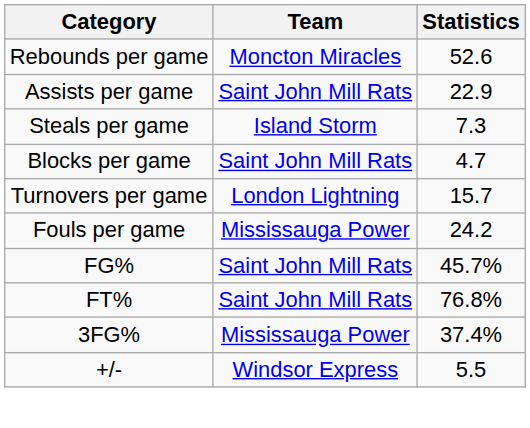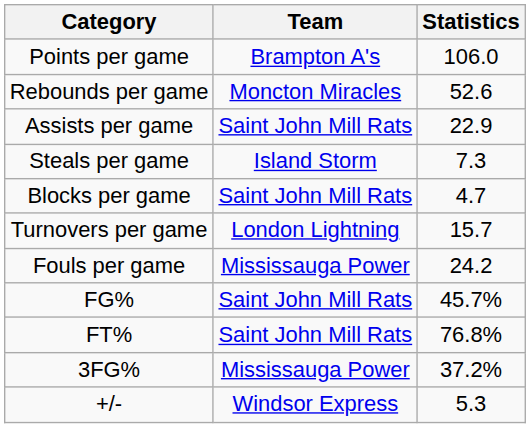+ row: (109, 56)
(471, 334) 37.4% -> (471, 369) 37.2%
(471, 369) 5.5 -> (471, 404) 5.3
